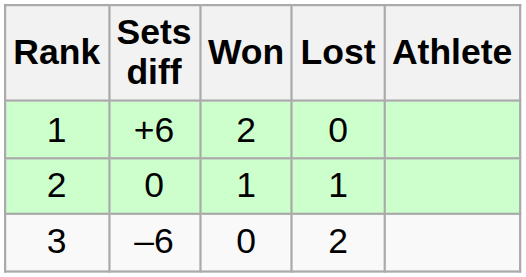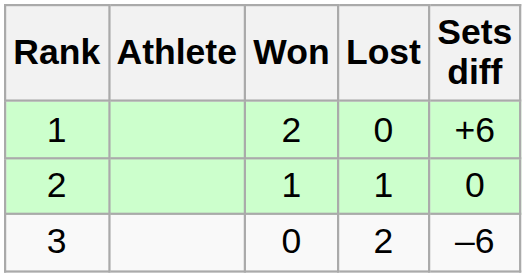columns swapped: (452, 52) <-> (154, 52)
